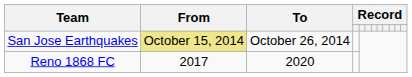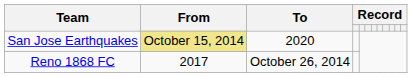(300, 41) October 26, 2014 -> (300, 41) 2020
(300, 61) 2020 -> (300, 61) October 26, 2014
